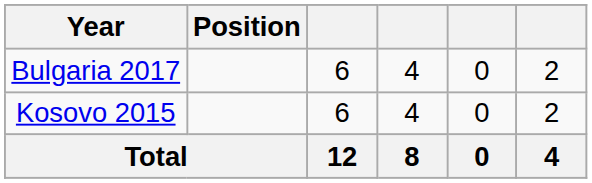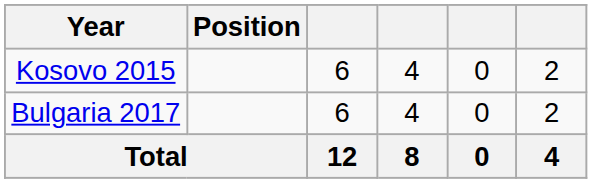rows swapped: (96, 113) <-> (96, 70)
